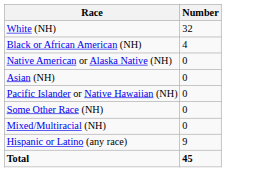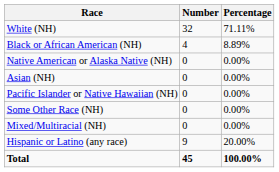+ column: (247, 12)
